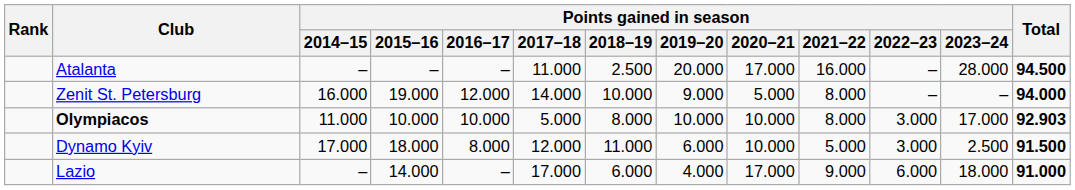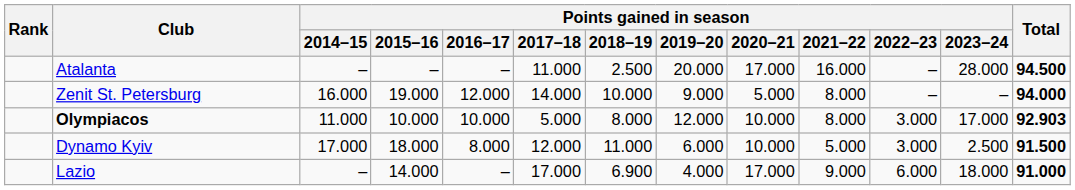(699, 120) 10.000 -> (699, 120) 12.000
(632, 171) 6.000 -> (632, 171) 6.900
